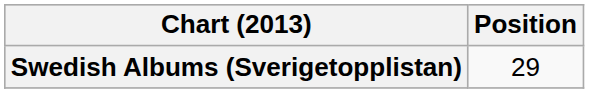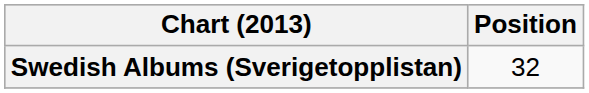(525, 66) 29 -> (525, 66) 32
